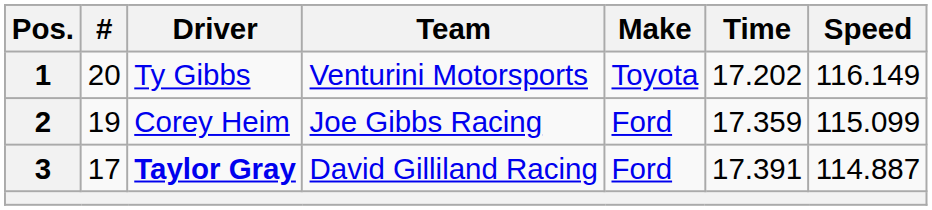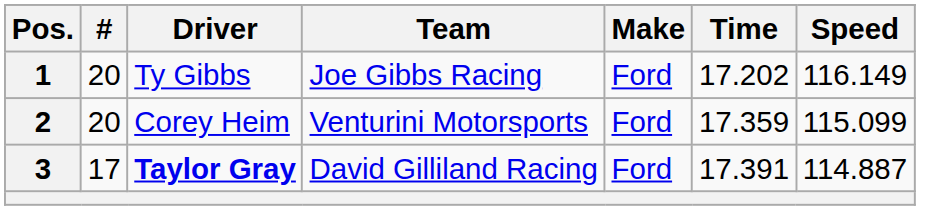(449, 75) Venturini Motorsports -> (426, 75) Joe Gibbs Racing
(655, 75) Toyota -> (642, 75) Ford
(104, 122) 19 -> (104, 122) 20
(426, 122) Joe Gibbs Racing -> (449, 122) Venturini Motorsports
